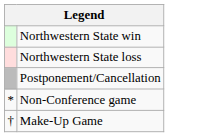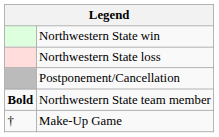+ row: (125, 100)
- row: (78, 100)
